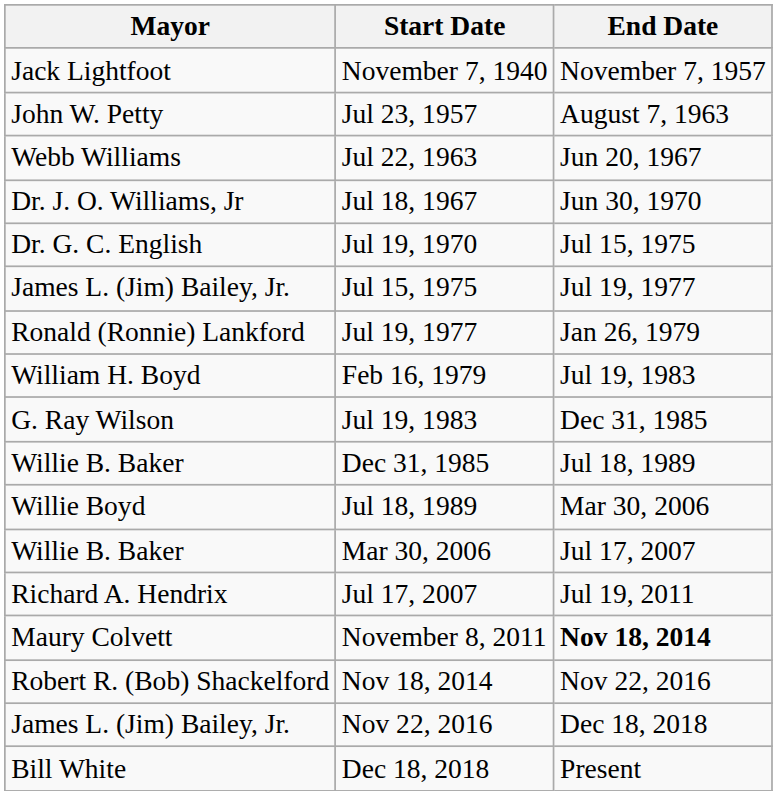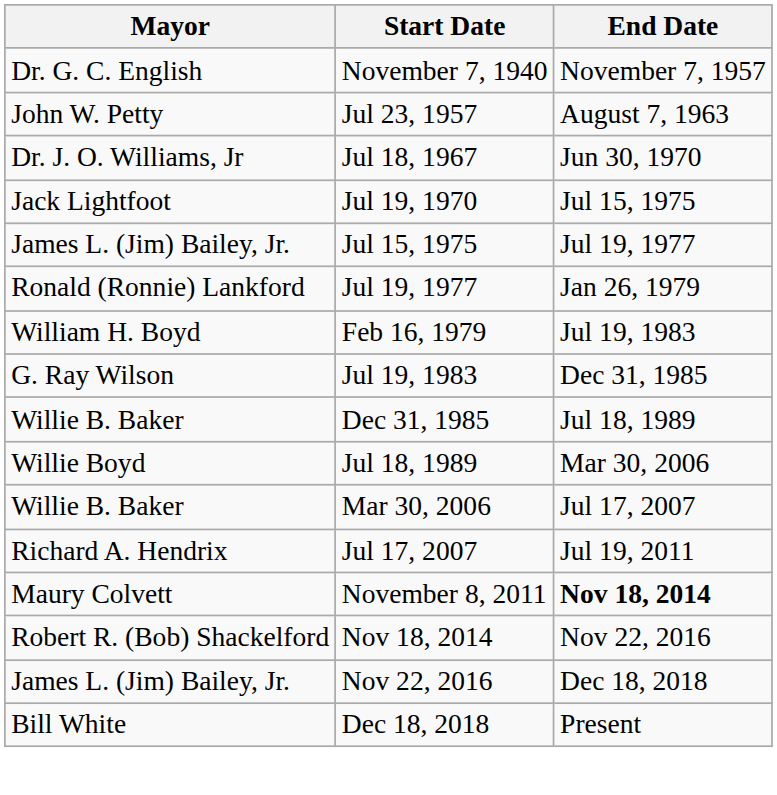(91, 69) Jack Lightfoot -> (107, 69) Dr. G. C. English
- row: (410, 157)
(107, 244) Dr. G. C. English -> (91, 200) Jack Lightfoot
